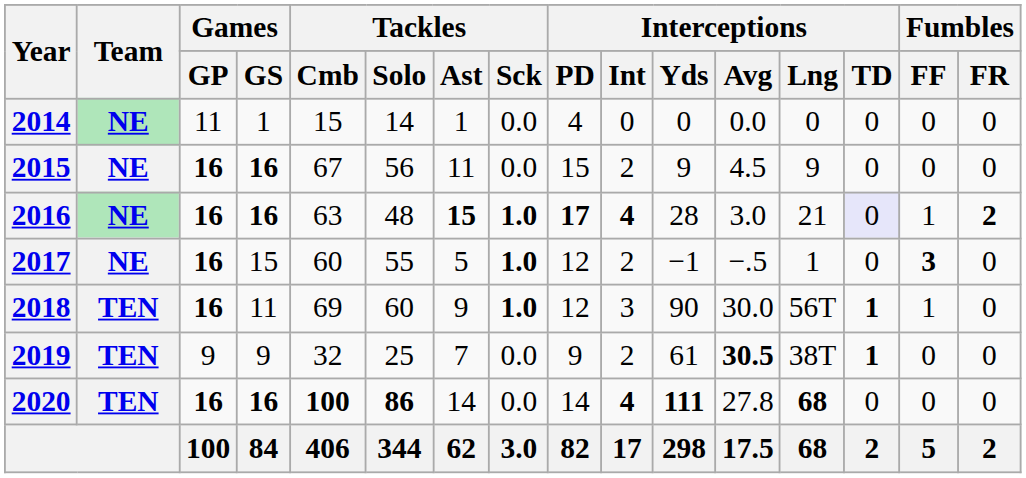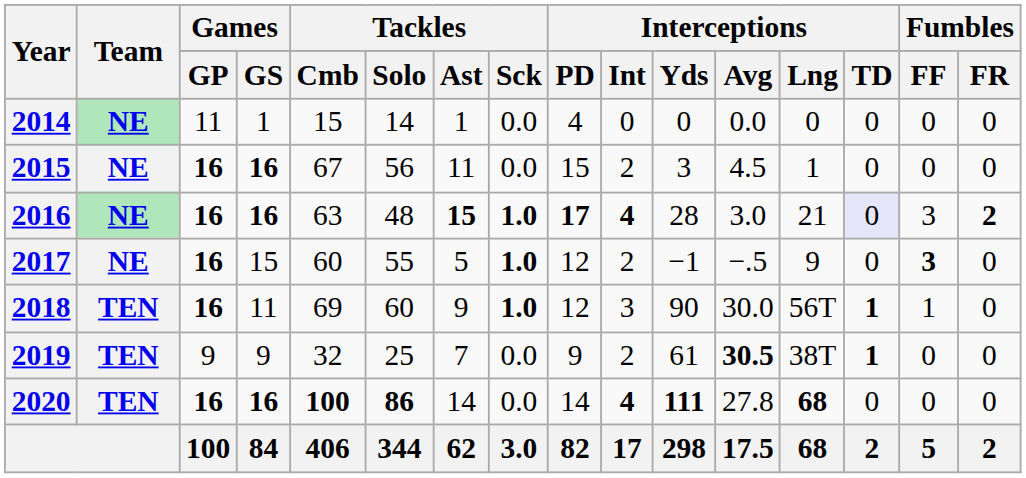(684, 167) 9 -> (684, 167) 3
(813, 167) 9 -> (813, 167) 1
(929, 214) 1 -> (929, 214) 3
(813, 261) 1 -> (813, 261) 9
